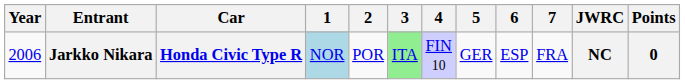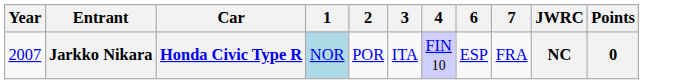- column: (476, 18)
(25, 55) 2006 -> (25, 55) 2007
(405, 55) lightgreen background -> (405, 55) no background
